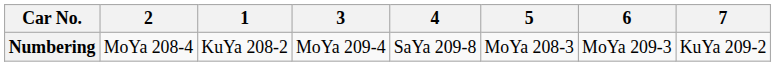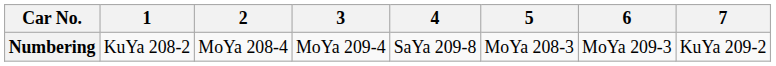columns swapped: (245, 18) <-> (148, 18)
